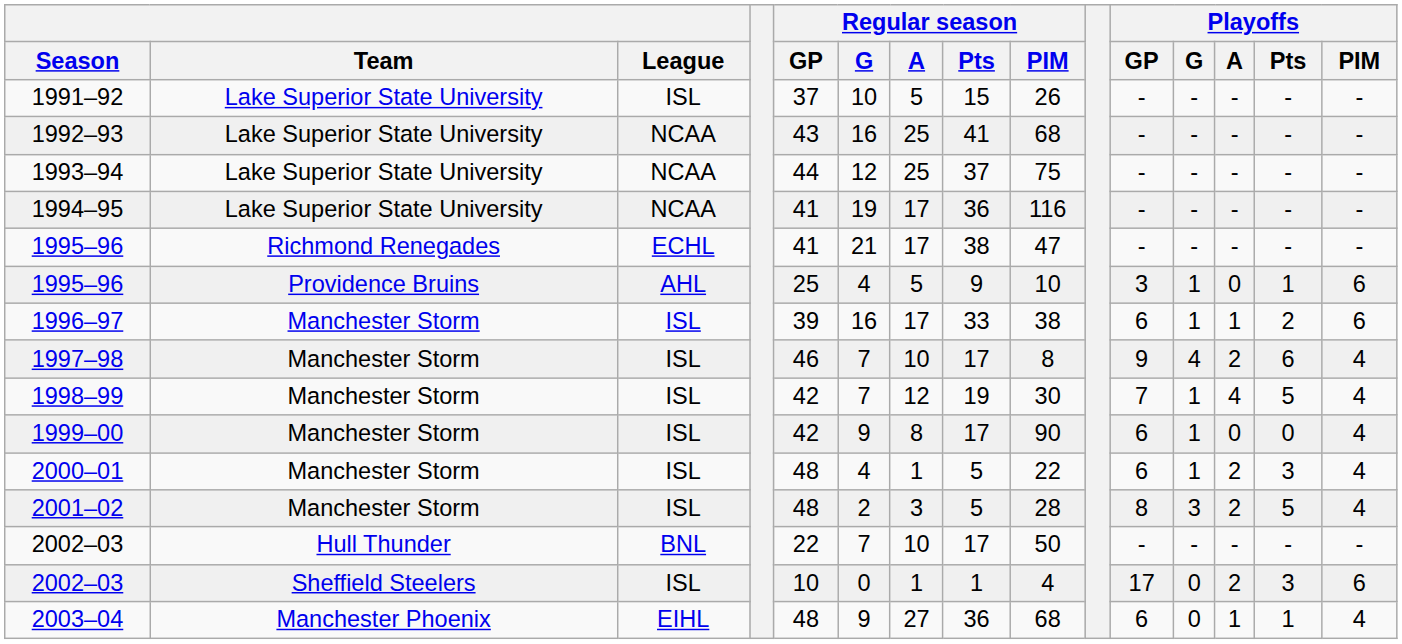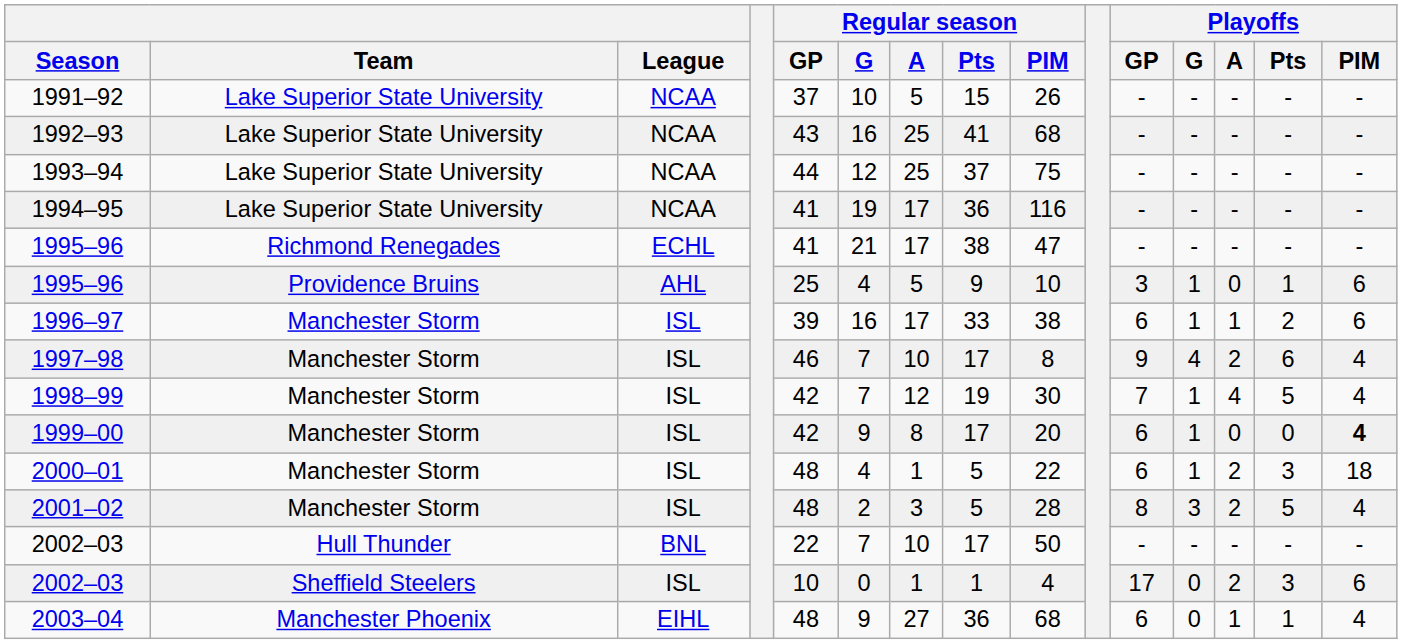(683, 97) ISL -> (683, 97) NCAA
(1048, 433) 90 -> (1048, 433) 20
(1359, 433) normal -> (1359, 433) bold
(1359, 470) 4 -> (1359, 470) 18
